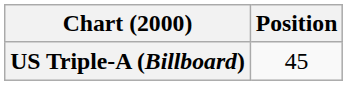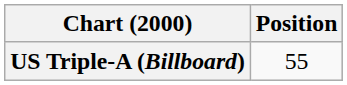(297, 60) 45 -> (297, 60) 55
